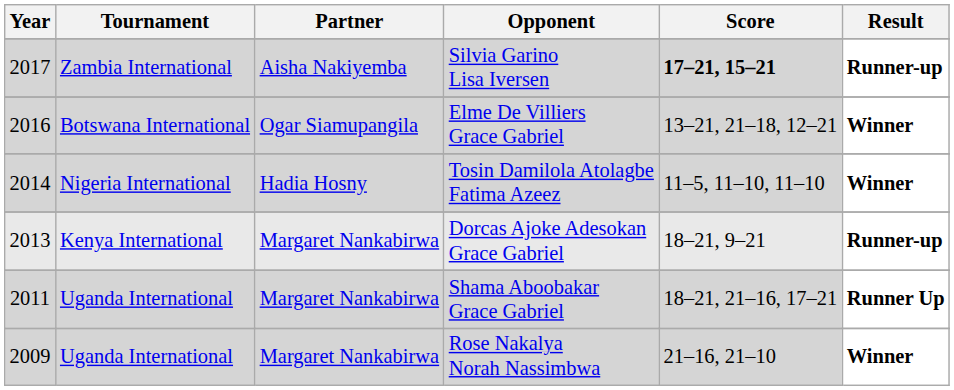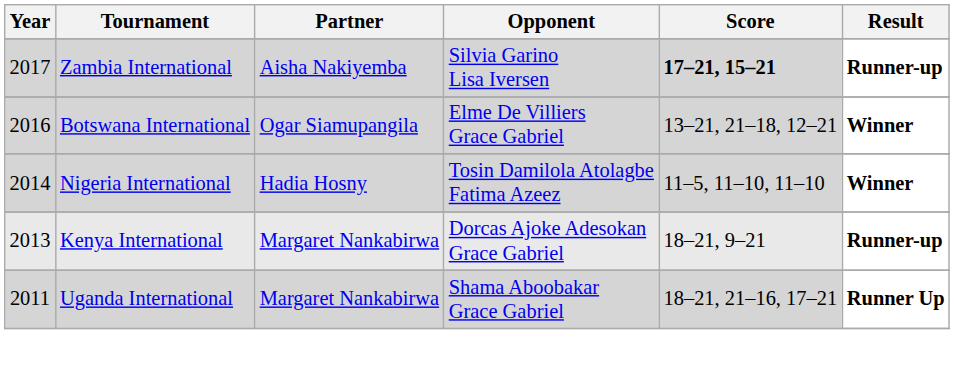- row: (524, 356)
